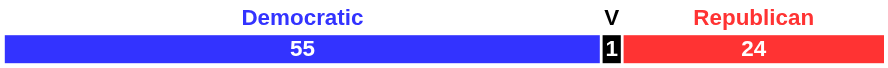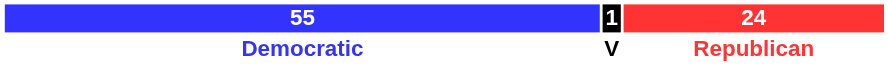rows swapped: (302, 48) <-> (302, 18)
